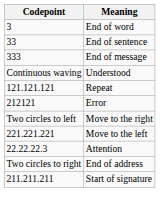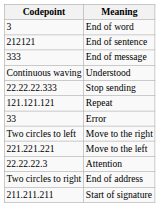(11, 42) 33 -> (21, 42) 212121
+ row: (111, 88)
(21, 103) 212121 -> (11, 118) 33
